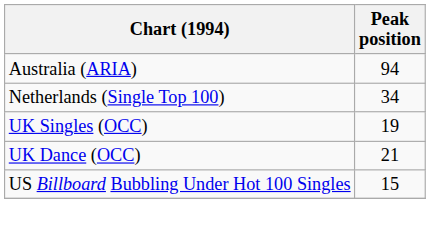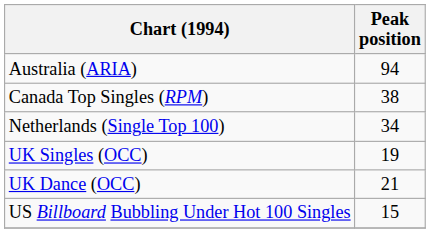+ row: (109, 97)
